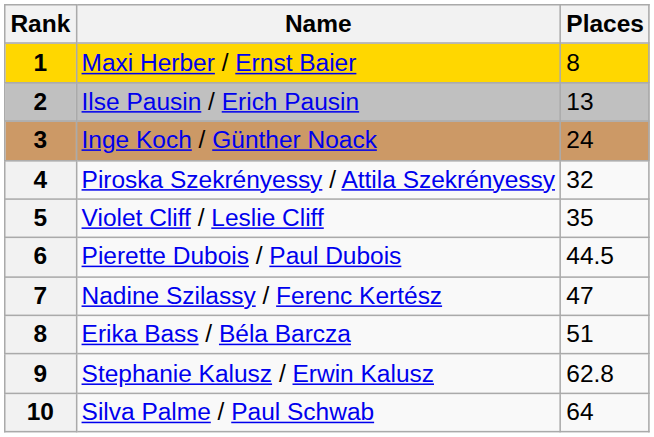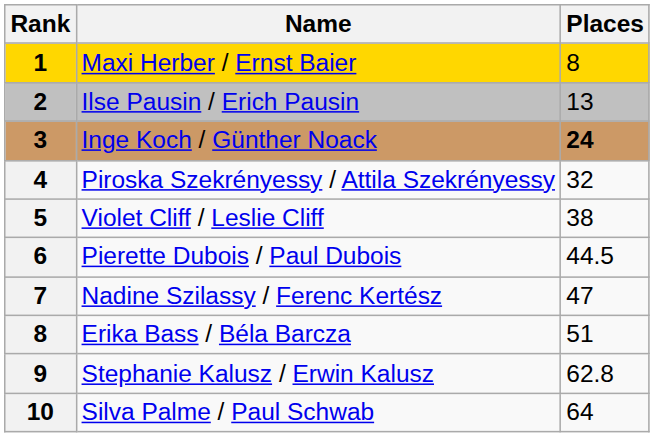(580, 140) normal -> (580, 140) bold
(580, 218) 35 -> (580, 218) 38
